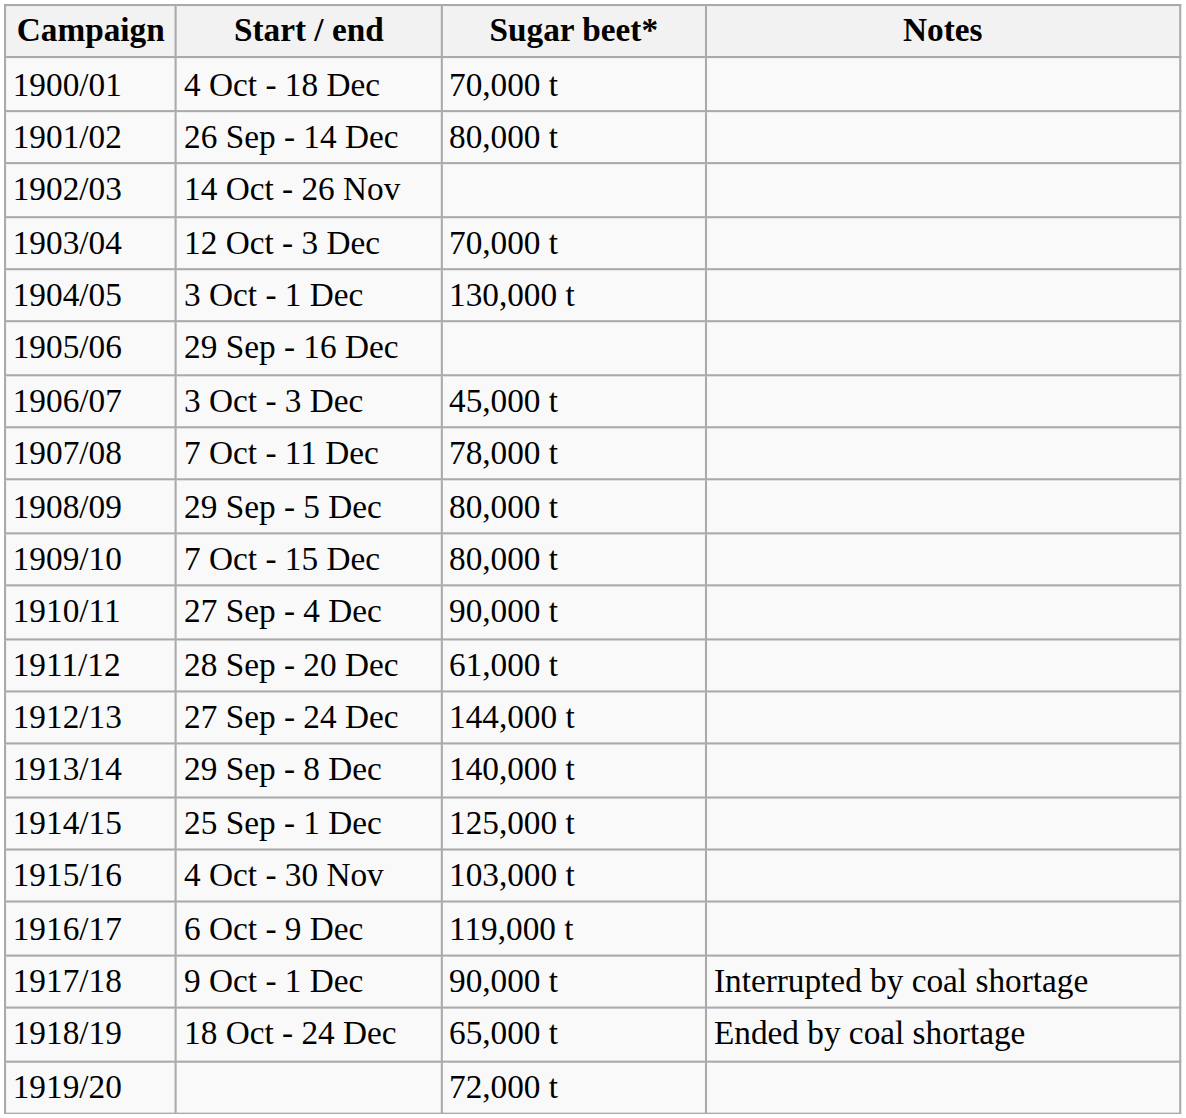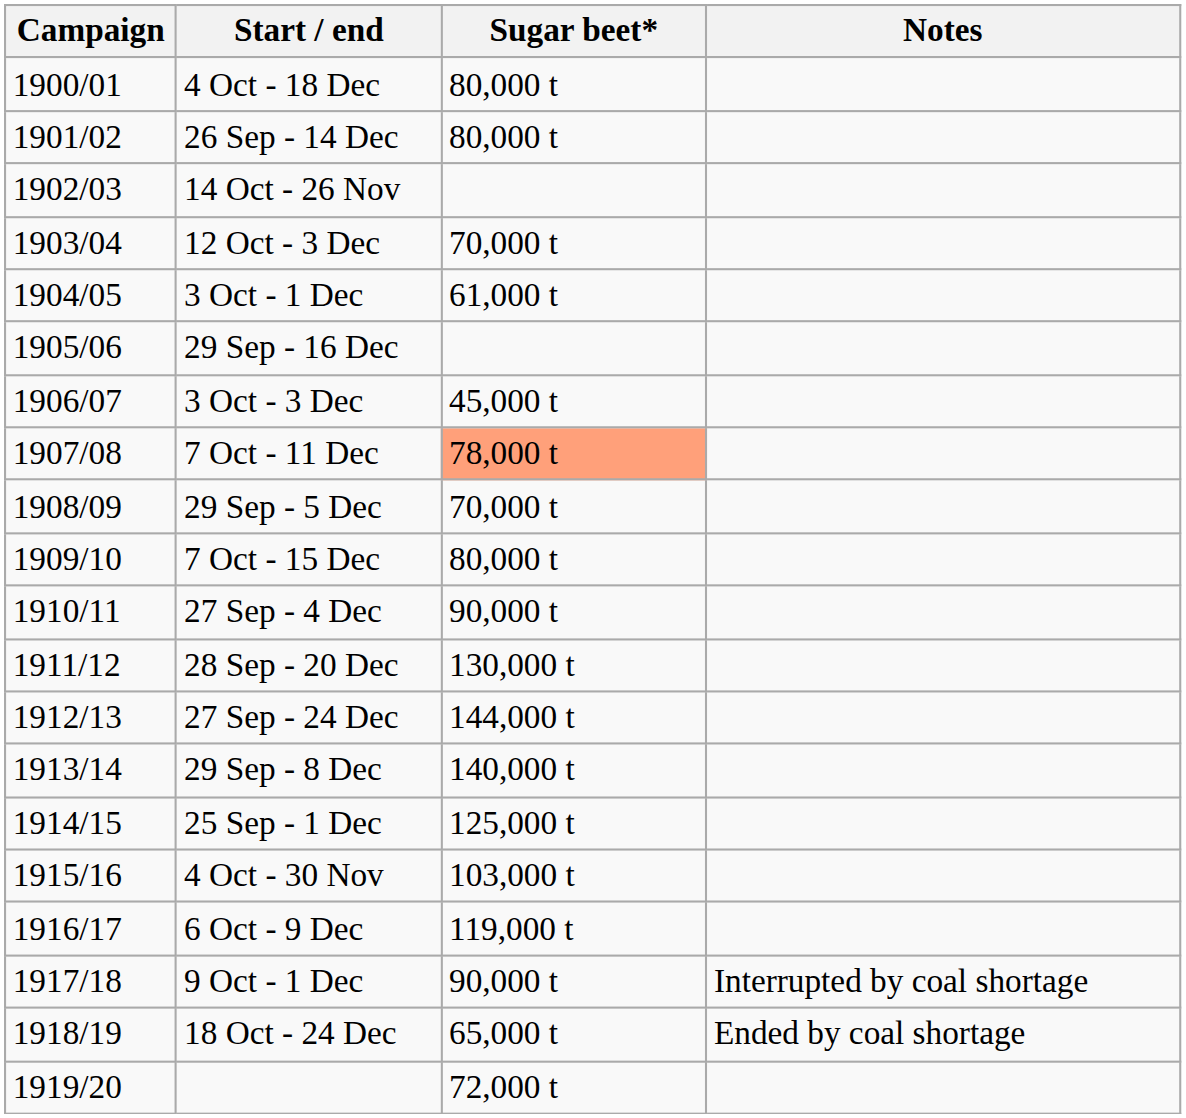(504, 83) 70,000 t -> (504, 83) 80,000 t
(512, 294) 130,000 t -> (504, 294) 61,000 t
(504, 453) no background -> (504, 453) lightsalmon background
(504, 505) 80,000 t -> (504, 505) 70,000 t
(504, 664) 61,000 t -> (512, 664) 130,000 t
